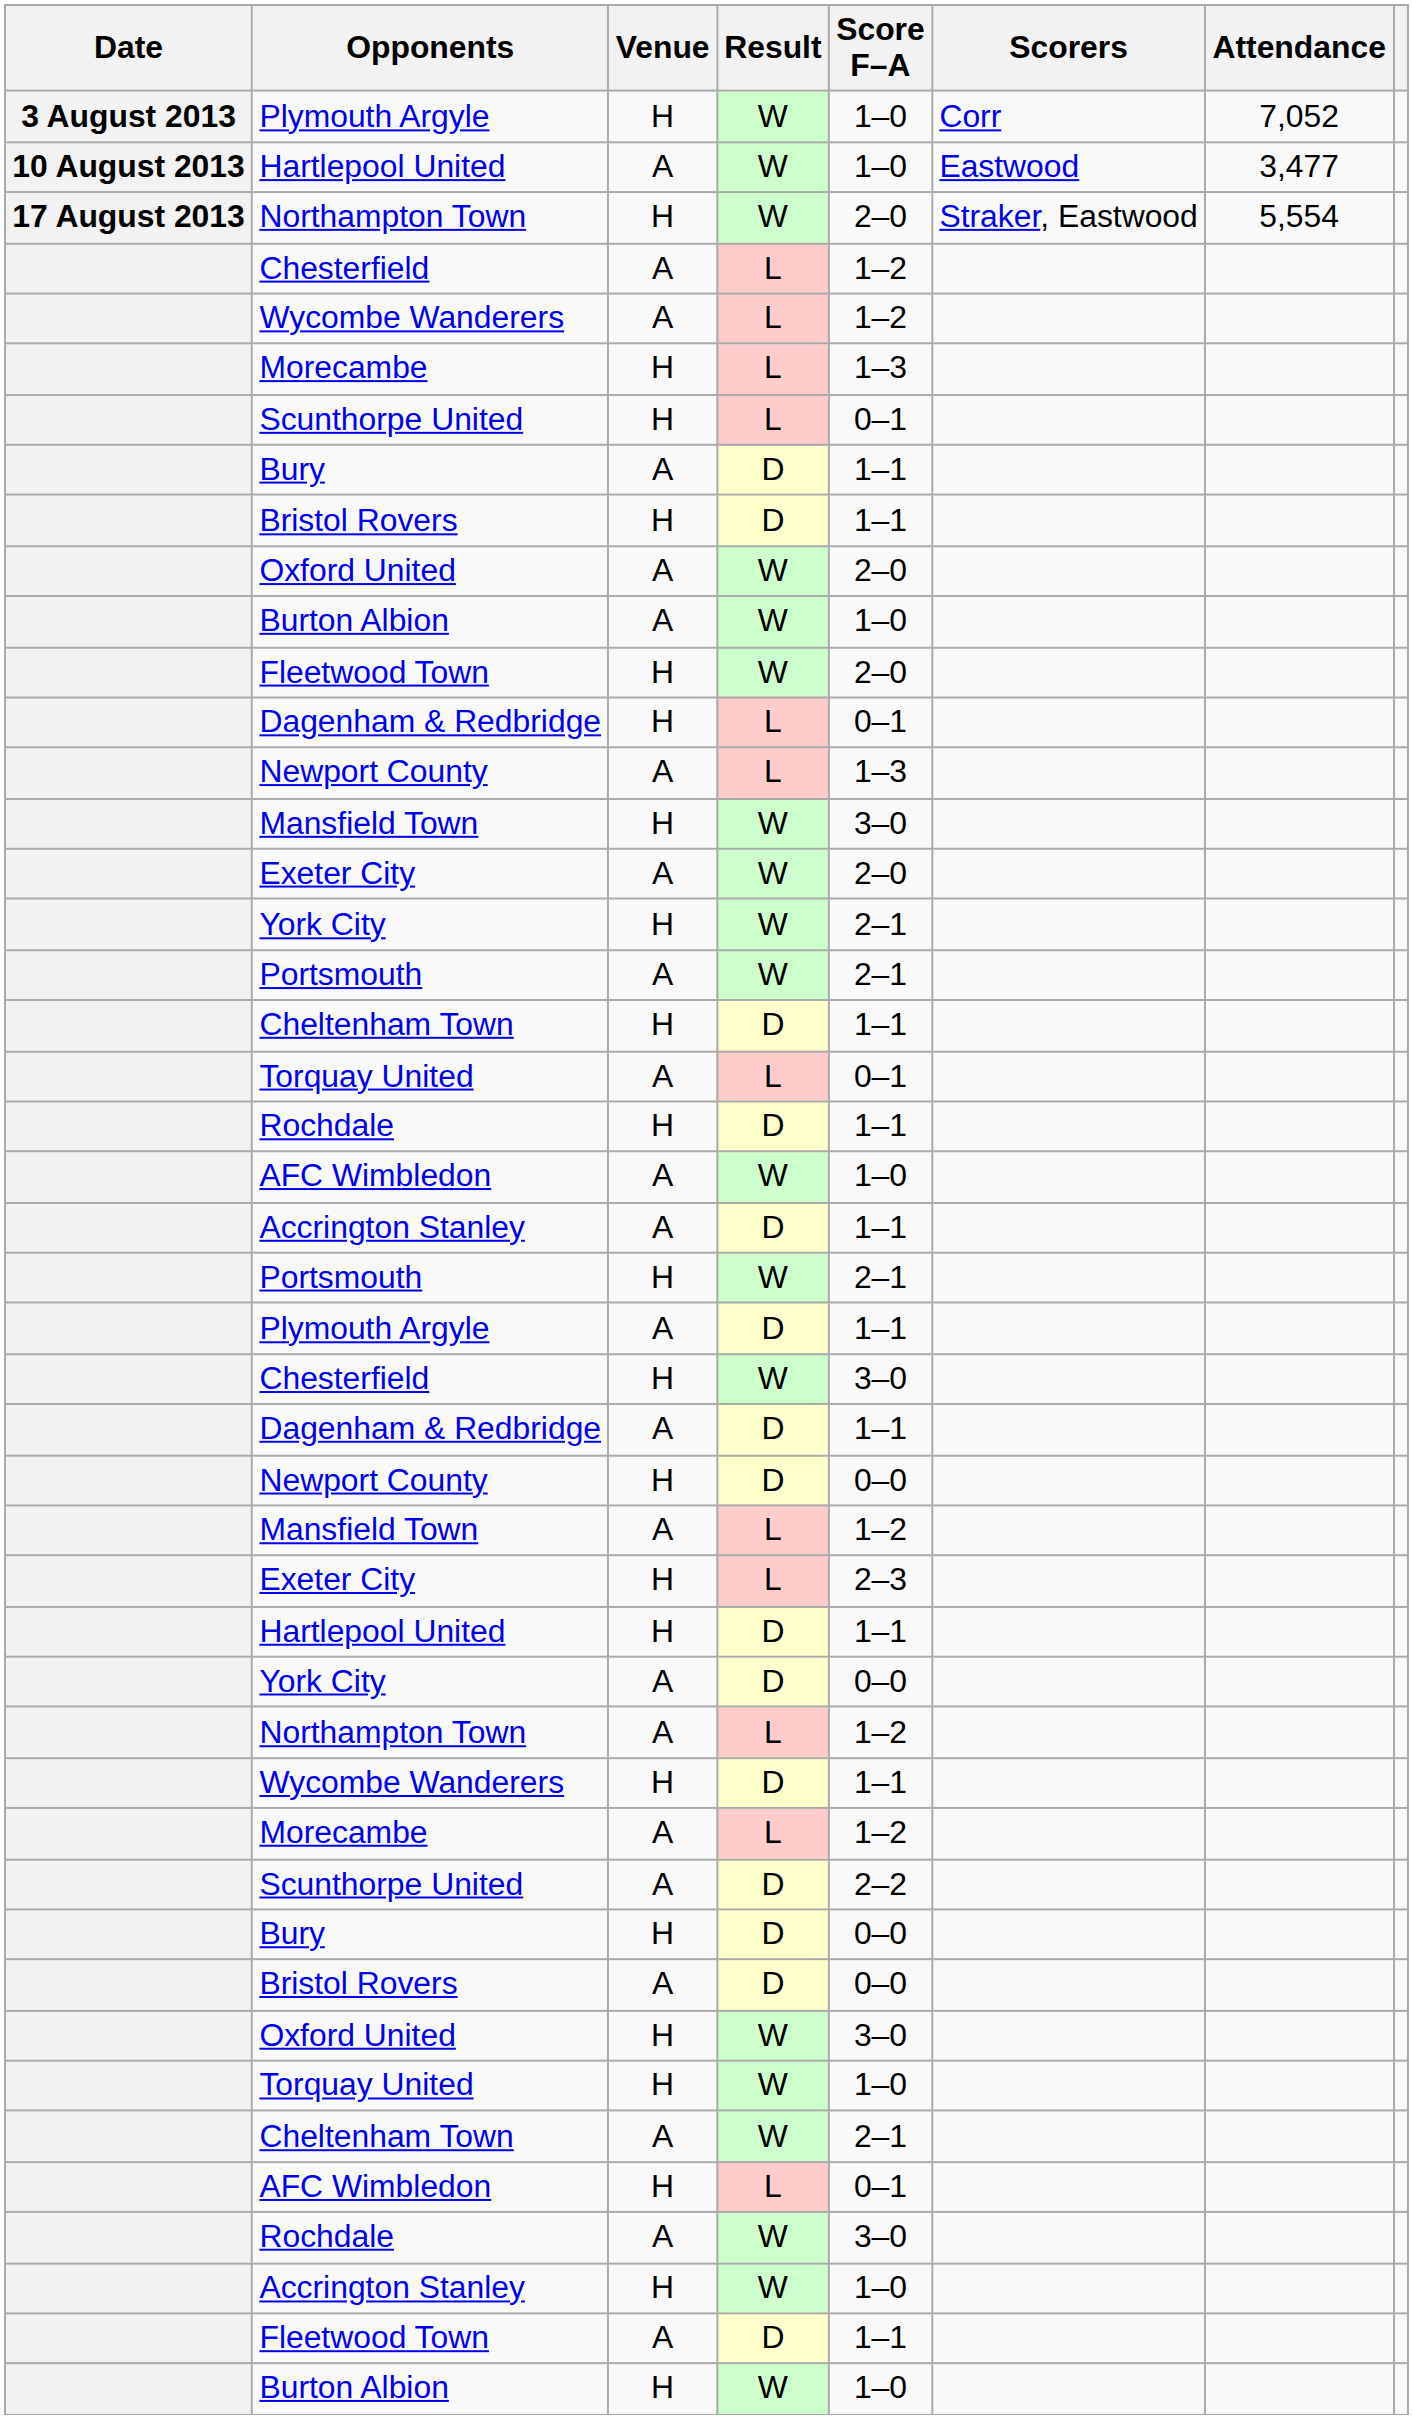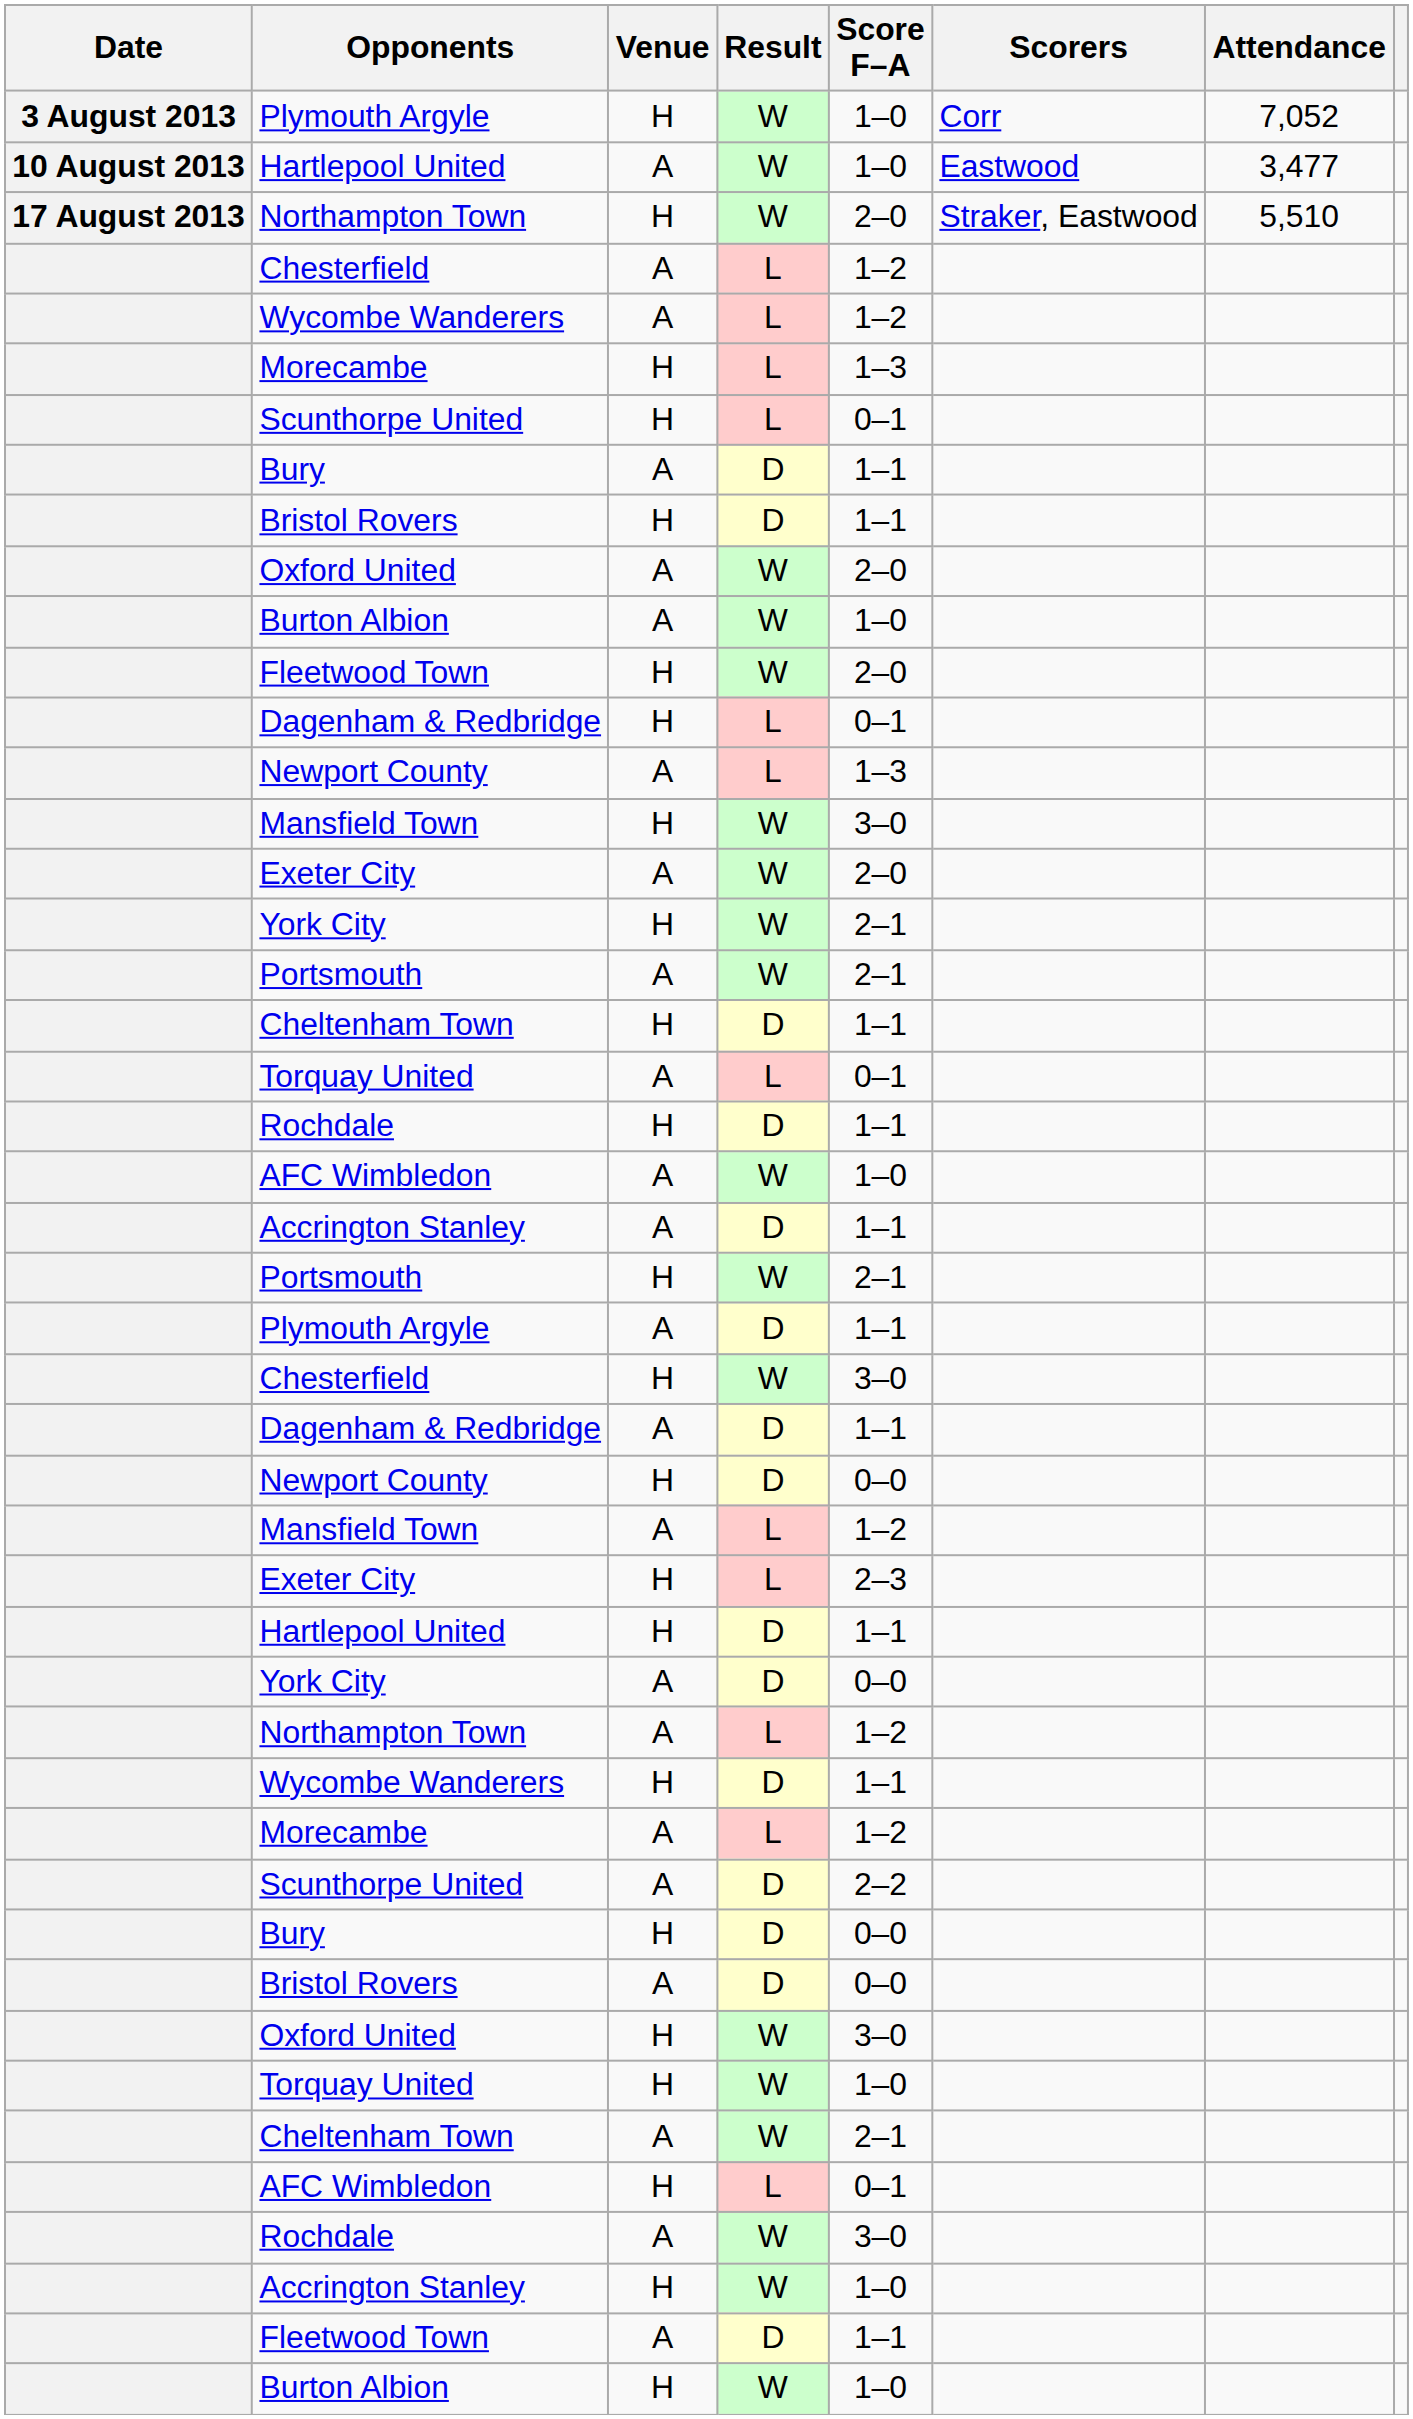(1299, 217) 5,554 -> (1299, 217) 5,510
